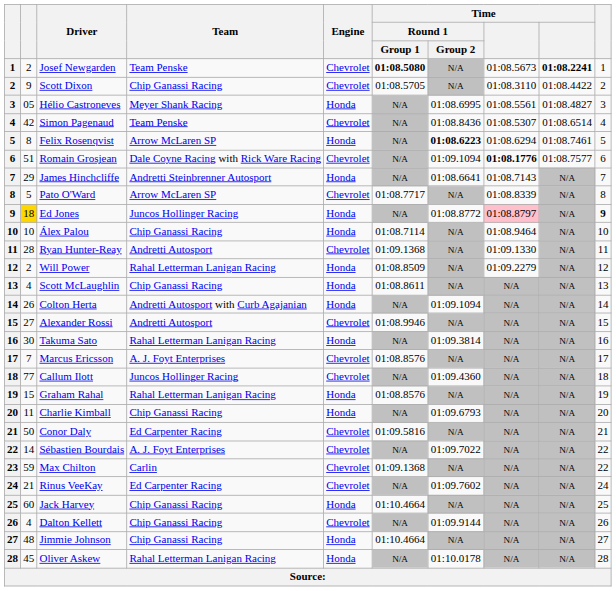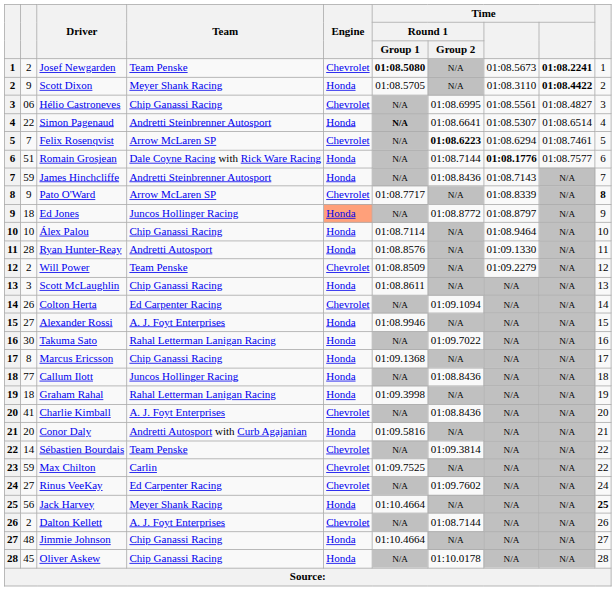(176, 85) Chip Ganassi Racing -> (176, 85) Meyer Shank Racing
(348, 85) Chevrolet -> (341, 85) Honda
(567, 85) normal -> (567, 85) bold
(29, 104) 05 -> (29, 104) 06
(176, 104) Meyer Shank Racing -> (176, 104) Chip Ganassi Racing
(341, 104) Honda -> (348, 104) Chevrolet
(29, 122) 42 -> (29, 122) 22
(159, 122) Team Penske -> (200, 122) Andretti Steinbrenner Autosport
(348, 122) Chevrolet -> (341, 122) Honda
(400, 122) normal -> (400, 122) bold
(456, 122) 01:08.8436 -> (456, 122) 01:08.6641
(29, 140) 8 -> (29, 140) 7
(341, 140) Honda -> (348, 140) Chevrolet
(348, 158) Chevrolet -> (341, 158) Honda
(456, 158) 01:09.1094 -> (456, 158) 01:08.7144
(29, 176) 29 -> (29, 176) 59
(456, 176) 01:08.6641 -> (456, 176) 01:08.8436
(29, 194) 5 -> (29, 194) 9
(603, 194) normal -> (603, 194) bold
(29, 213) gold background -> (29, 213) no background
(341, 213) no background -> (341, 213) lightsalmon background
(511, 213) pink background -> (511, 213) no background
(603, 213) bold -> (603, 213) normal
(348, 249) Chevrolet -> (341, 249) Honda
(400, 249) 01:09.1368 -> (400, 249) 01:08.8576
(203, 267) Rahal Letterman Lanigan Racing -> (159, 267) Team Penske
(341, 267) Honda -> (348, 267) Chevrolet
(29, 285) 4 -> (29, 285) 3
(218, 303) Andretti Autosport with Curb Agajanian -> (176, 303) Ed Carpenter Racing
(341, 303) Honda -> (348, 303) Chevrolet
(171, 322) Andretti Autosport -> (177, 322) A. J. Foyt Enterprises
(348, 322) Chevrolet -> (341, 322) Honda
(456, 340) 01:09.3814 -> (456, 340) 01:09.7022
(29, 358) 7 -> (29, 358) 8
(177, 358) A. J. Foyt Enterprises -> (176, 358) Chip Ganassi Racing
(348, 358) Chevrolet -> (341, 358) Honda
(400, 358) 01:08.8576 -> (400, 358) 01:09.1368
(348, 376) Chevrolet -> (341, 376) Honda
(456, 376) 01:09.4360 -> (456, 376) 01:08.8436
(29, 394) 15 -> (29, 394) 18
(400, 394) 01:08.8576 -> (400, 394) 01:09.3998
(29, 413) 11 -> (29, 413) 41
(176, 413) Chip Ganassi Racing -> (177, 413) A. J. Foyt Enterprises
(341, 413) Honda -> (348, 413) Chevrolet
(456, 413) 01:09.6793 -> (456, 413) 01:08.8436
(29, 431) 50 -> (29, 431) 20
(176, 431) Ed Carpenter Racing -> (218, 431) Andretti Autosport with Curb Agajanian
(348, 431) Chevrolet -> (341, 431) Honda
(177, 449) A. J. Foyt Enterprises -> (159, 449) Team Penske
(456, 449) 01:09.7022 -> (456, 449) 01:09.3814
(400, 467) 01:09.1368 -> (400, 467) 01:09.7525
(29, 485) 21 -> (29, 485) 27
(29, 503) 60 -> (29, 503) 56
(176, 503) Chip Ganassi Racing -> (176, 503) Meyer Shank Racing
(603, 503) normal -> (603, 503) bold
(29, 522) 4 -> (29, 522) 2
(176, 522) Chip Ganassi Racing -> (177, 522) A. J. Foyt Enterprises
(456, 522) 01:09.9144 -> (456, 522) 01:08.7144
(203, 558) Rahal Letterman Lanigan Racing -> (176, 558) Chip Ganassi Racing
